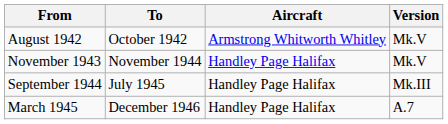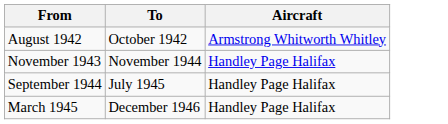- column: (416, 15)
